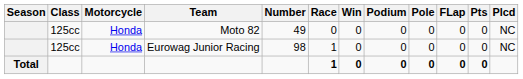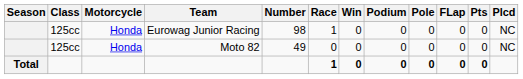rows swapped: (203, 47) <-> (240, 30)
